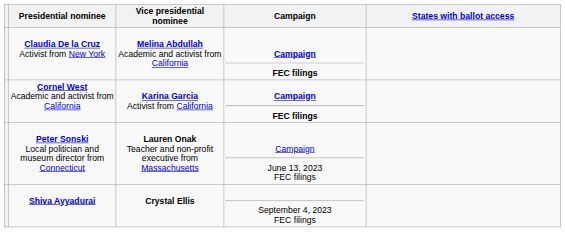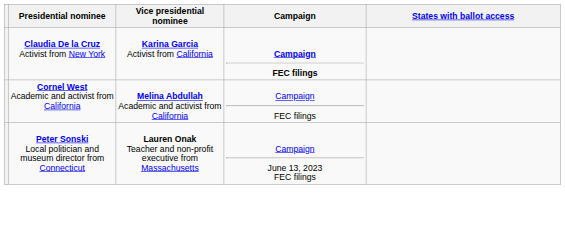(170, 54) Melina Abdullah Academic and activist from California -> (170, 49) Karina Garcia Activist from California
(170, 101) Karina Garcia Activist from California -> (170, 106) Melina Abdullah Academic and activist from California
(295, 106) bold -> (295, 106) normal
- row: (62, 201)
